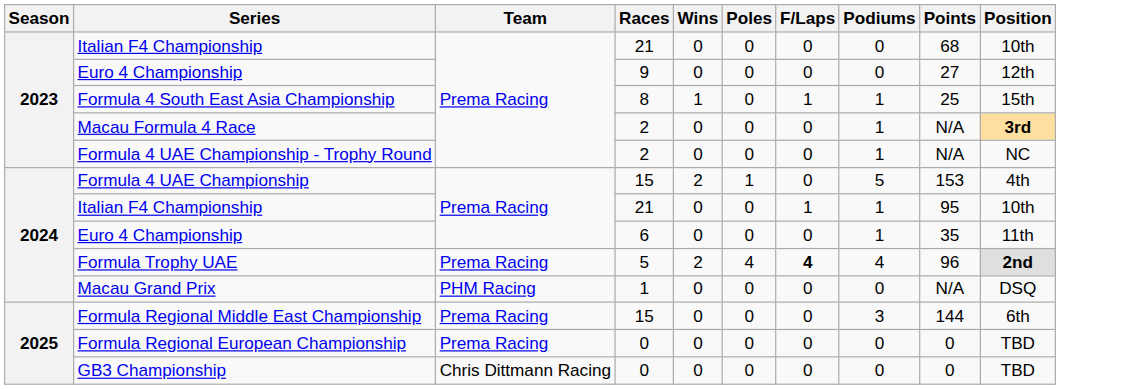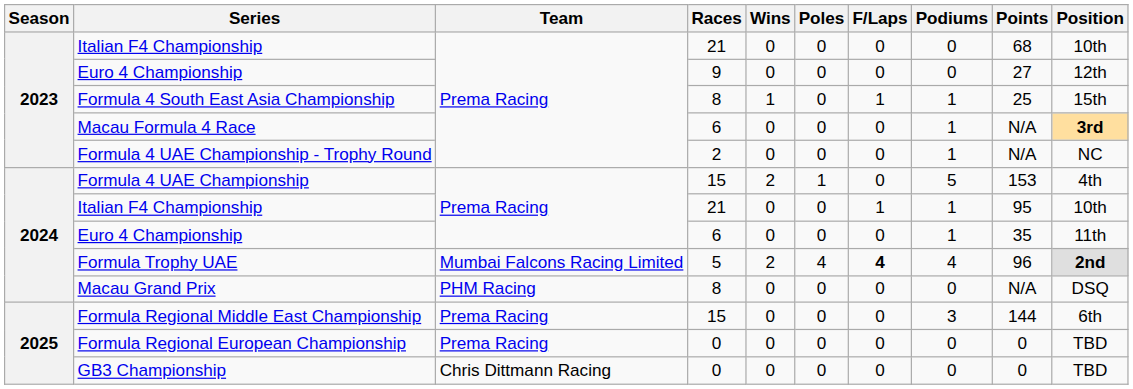(644, 127) 2 -> (717, 127) 6
(494, 262) Prema Racing -> (562, 262) Mumbai Falcons Racing Limited
(644, 289) 1 -> (717, 289) 8
